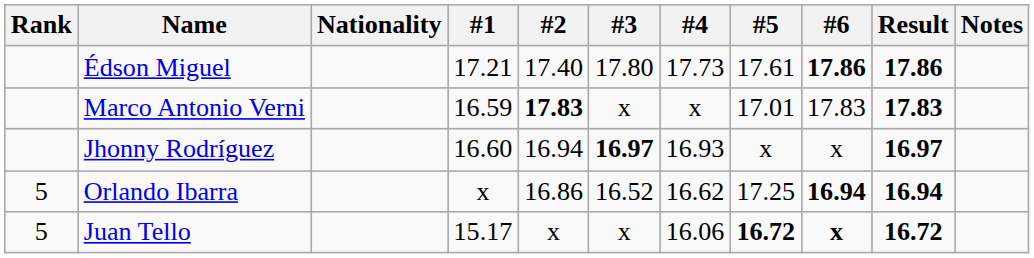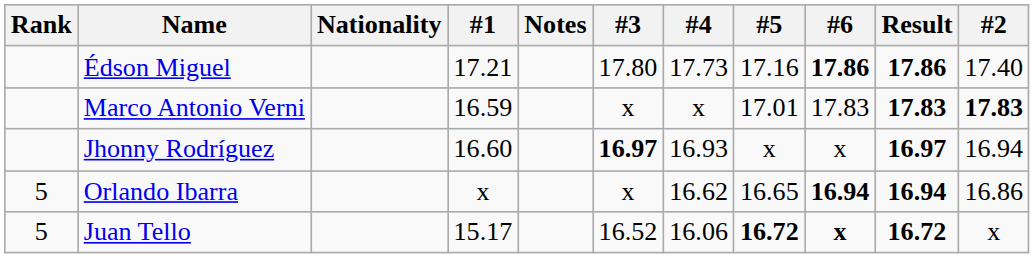columns swapped: (554, 25) <-> (992, 25)
(766, 66) 17.61 -> (769, 66) 17.16
(624, 190) 16.52 -> (628, 190) x
(766, 190) 17.25 -> (769, 190) 16.65
(624, 231) x -> (628, 231) 16.52
